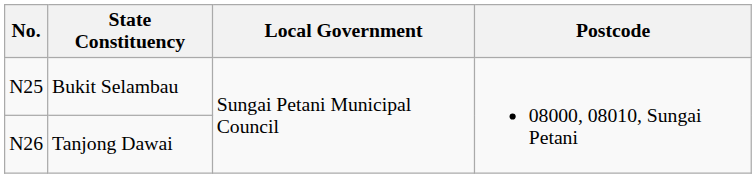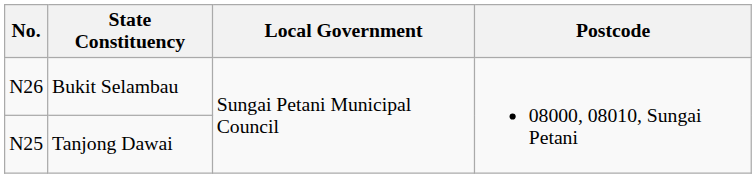(26, 86) N25 -> (26, 86) N26
(26, 143) N26 -> (26, 143) N25
